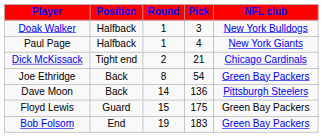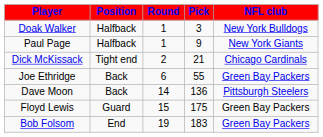(199, 44) 4 -> (199, 44) 9
(164, 76) 8 -> (164, 76) 6
(199, 76) 54 -> (199, 76) 55
